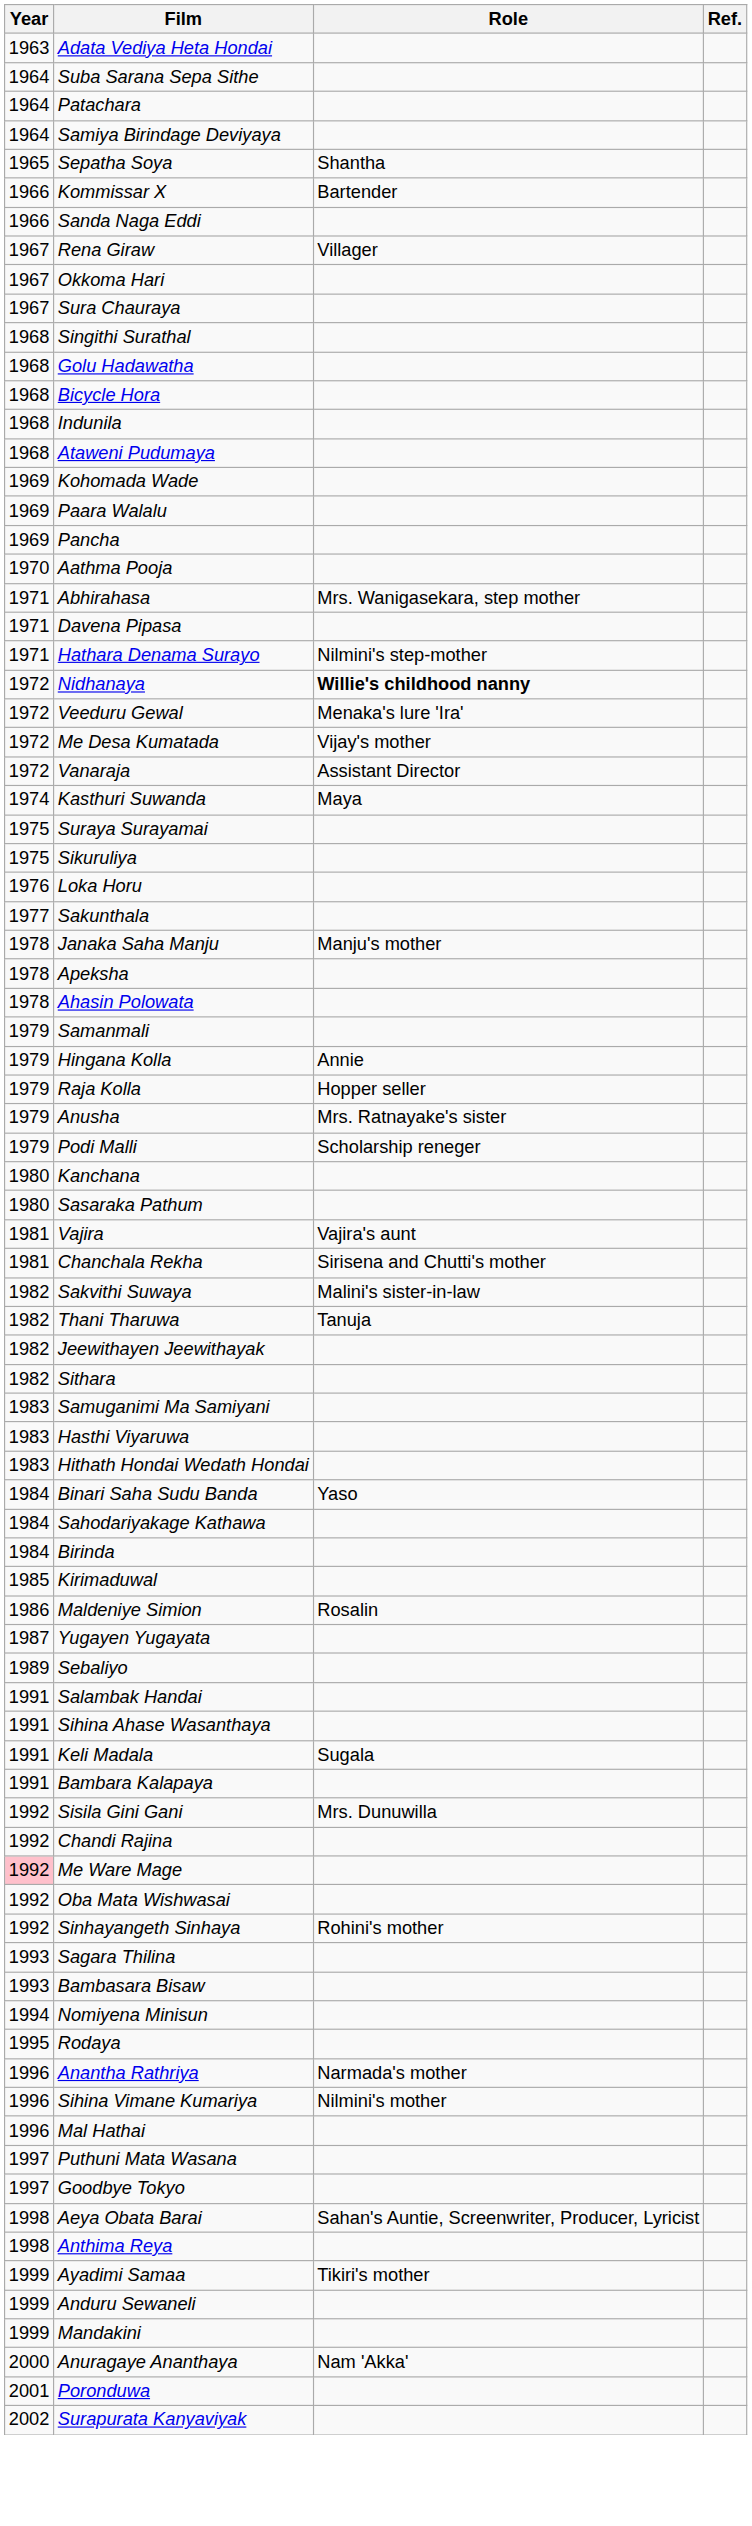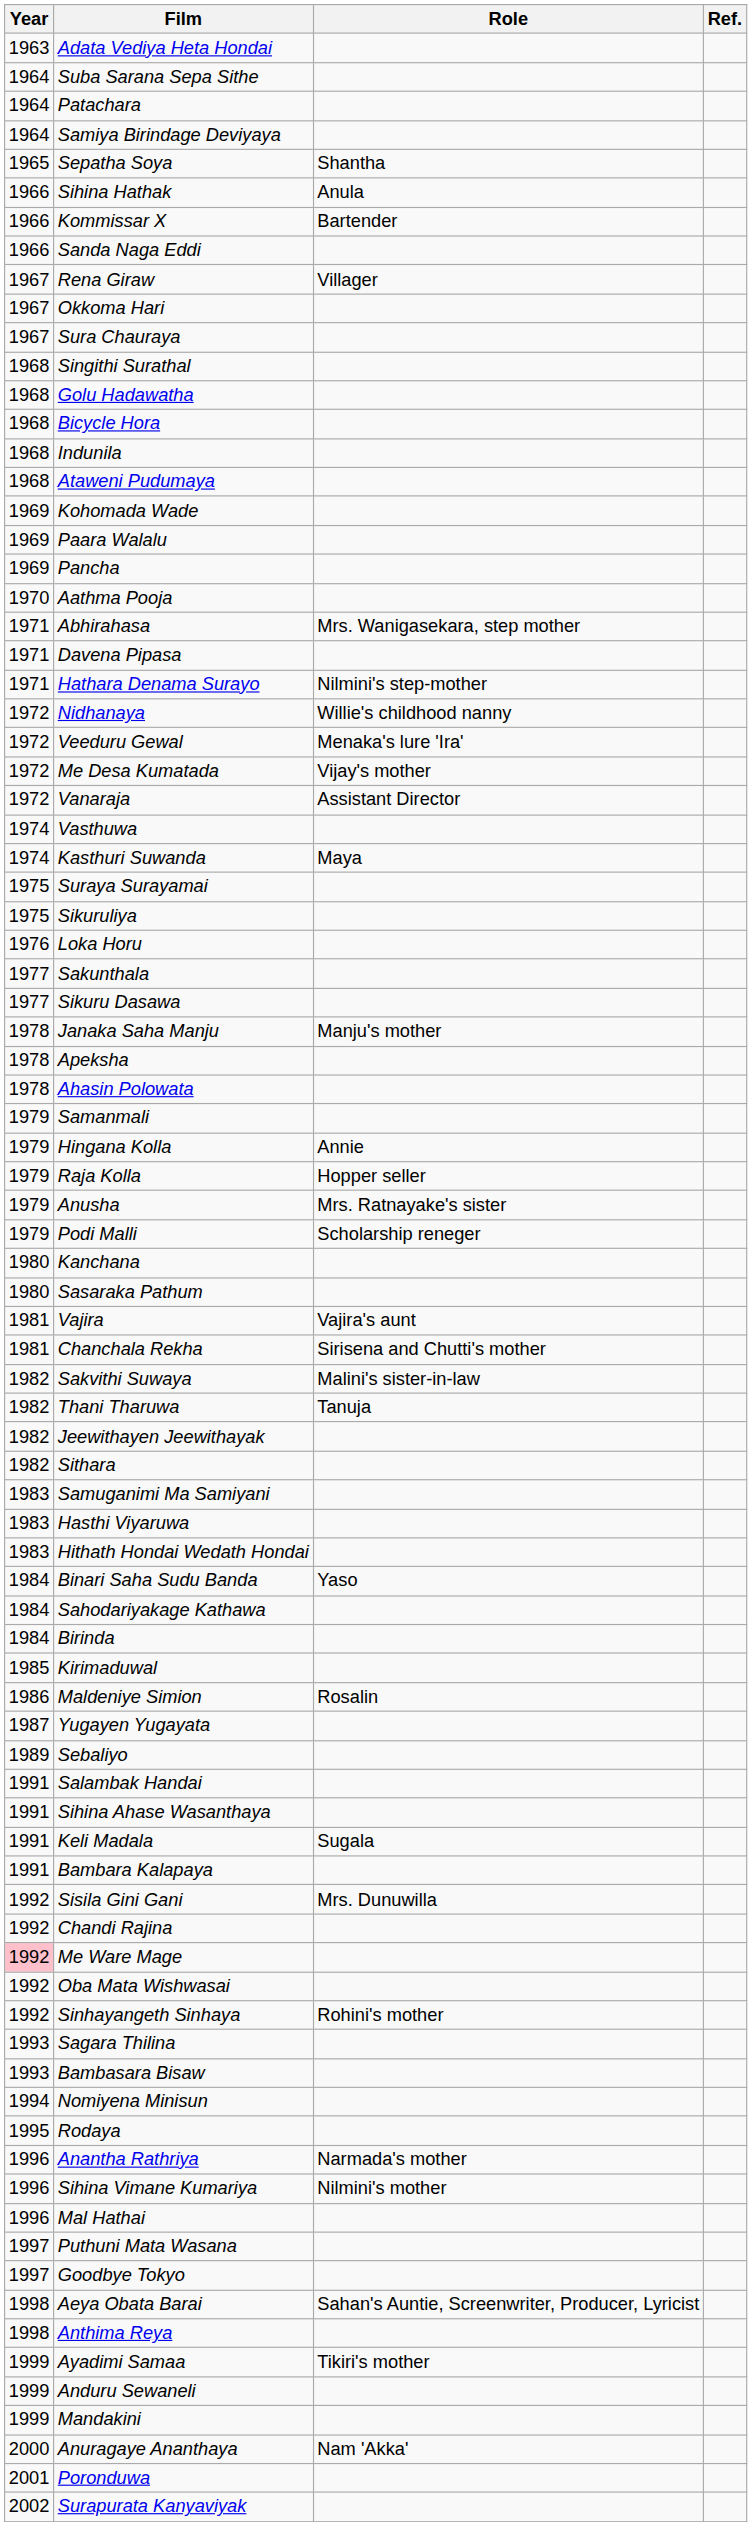+ row: (115, 192)
(424, 684) bold -> (414, 713) normal
+ row: (97, 828)
+ row: (119, 1002)
